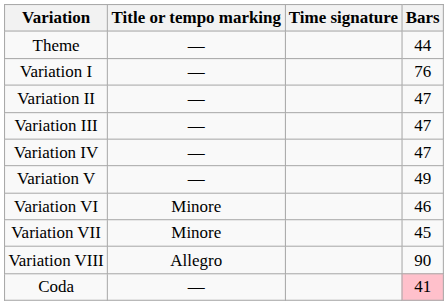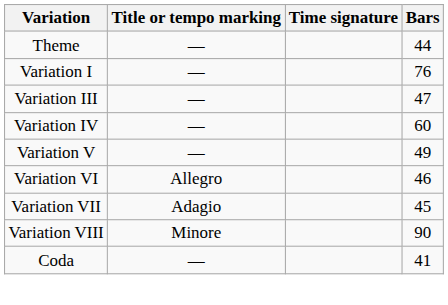- row: (56, 98)
(423, 152) 47 -> (423, 125) 60
(196, 206) Minore -> (196, 179) Allegro
(196, 233) Minore -> (196, 206) Adagio
(196, 260) Allegro -> (196, 233) Minore
(423, 286) pink background -> (423, 260) no background
